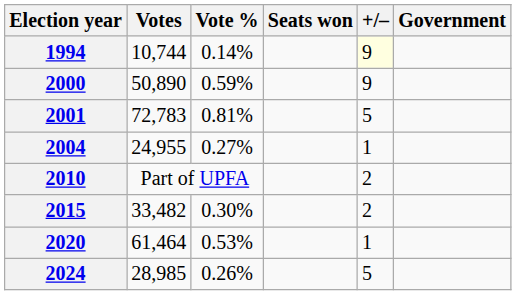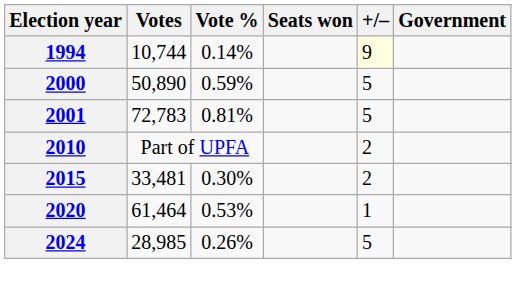(367, 83) 9 -> (367, 83) 5
- row: (66, 147)
(159, 210) 33,482 -> (159, 178) 33,481
